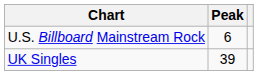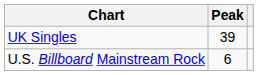rows swapped: (106, 37) <-> (42, 59)
